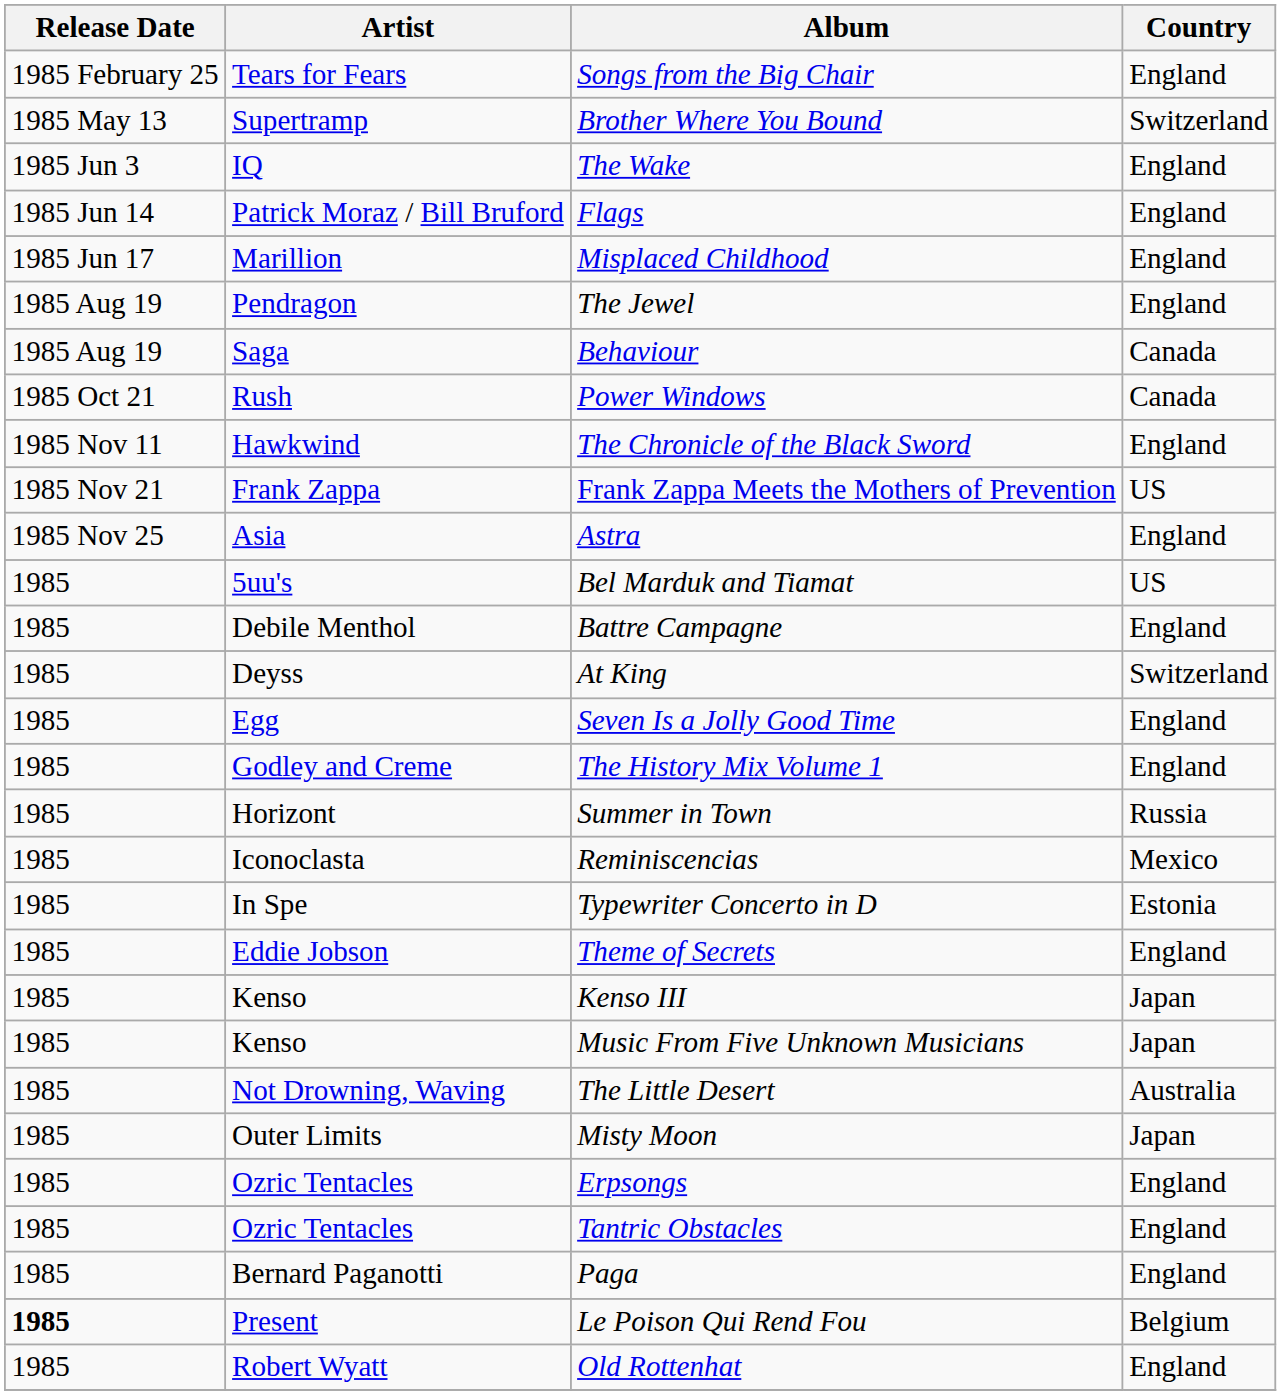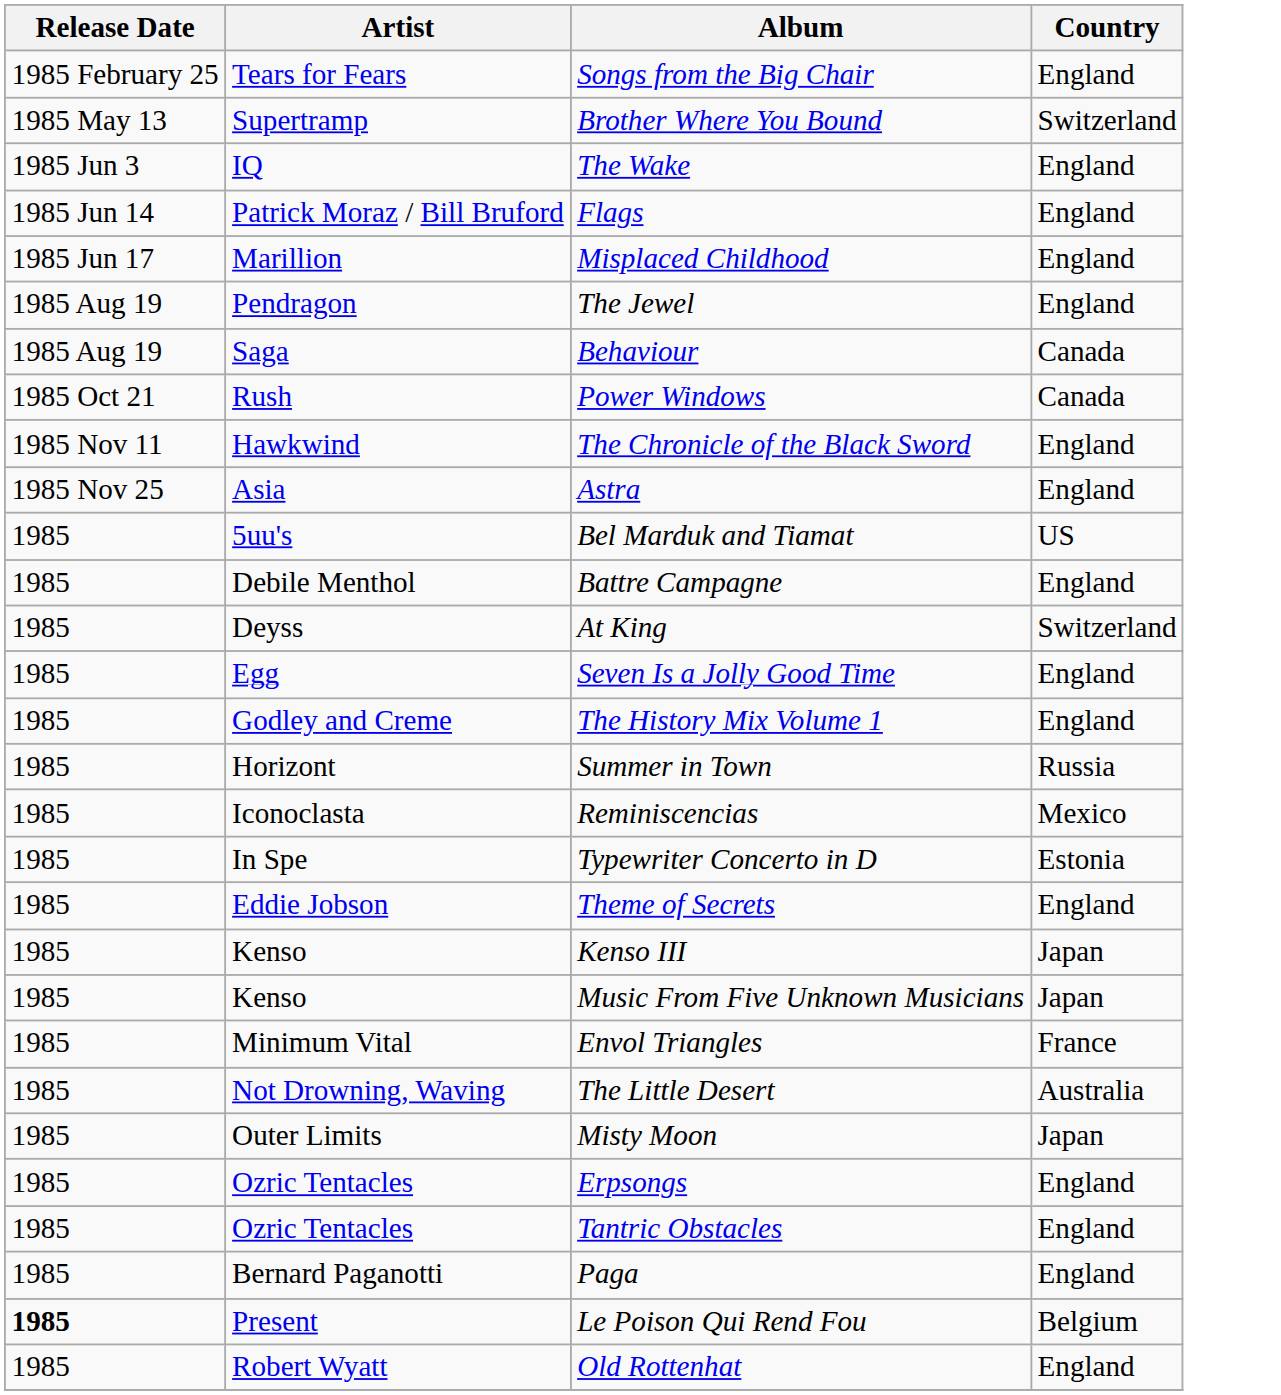- row: (846, 489)
+ row: (670, 1043)
